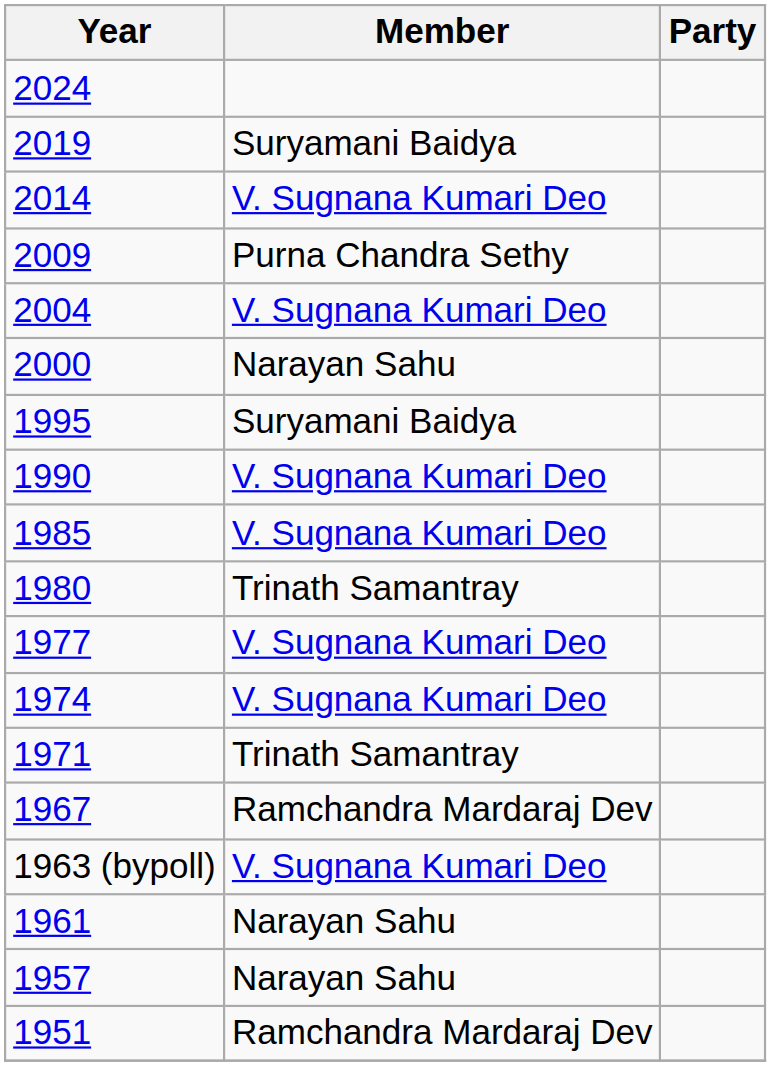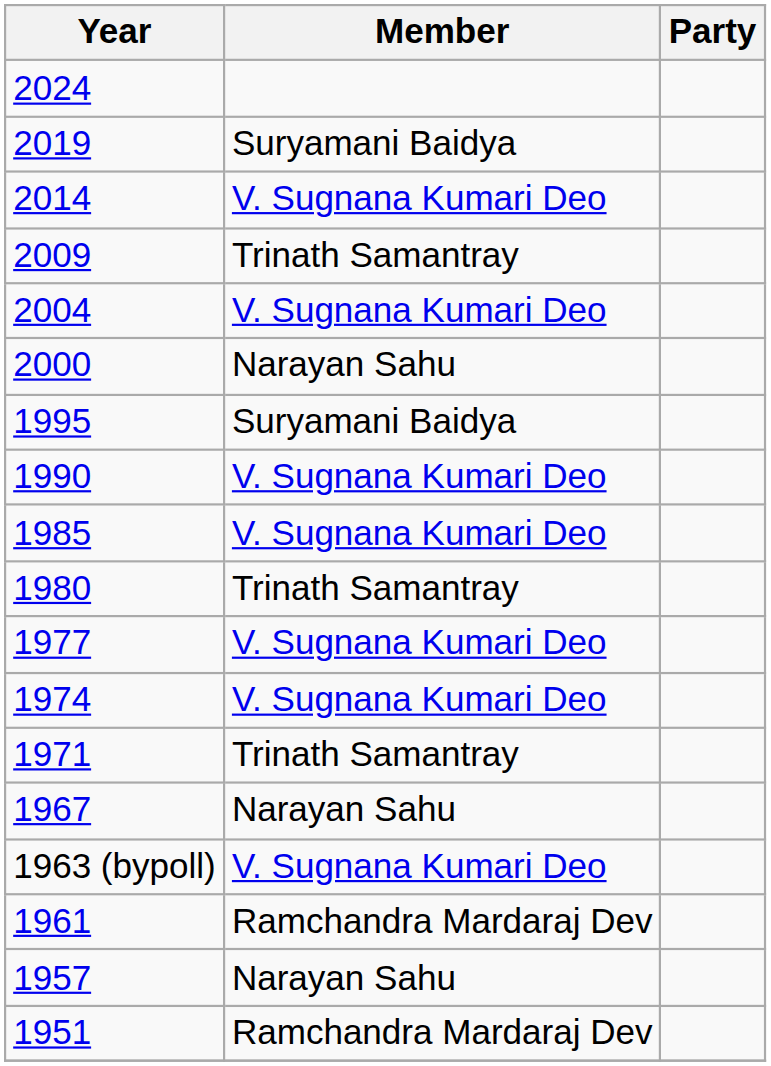(400, 254) Purna Chandra Sethy -> (375, 254) Trinath Samantray
(442, 810) Ramchandra Mardaraj Dev -> (344, 810) Narayan Sahu
(344, 921) Narayan Sahu -> (442, 921) Ramchandra Mardaraj Dev
